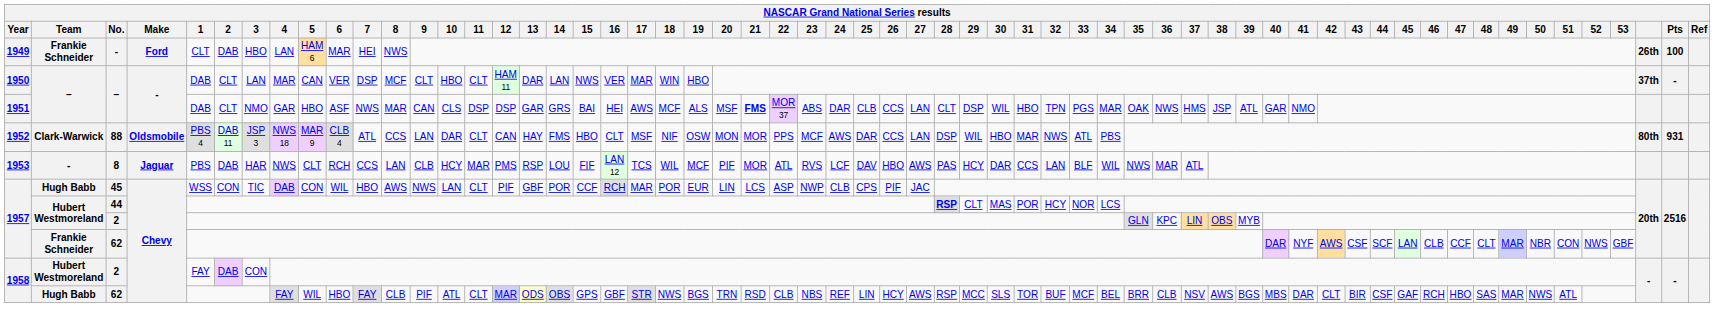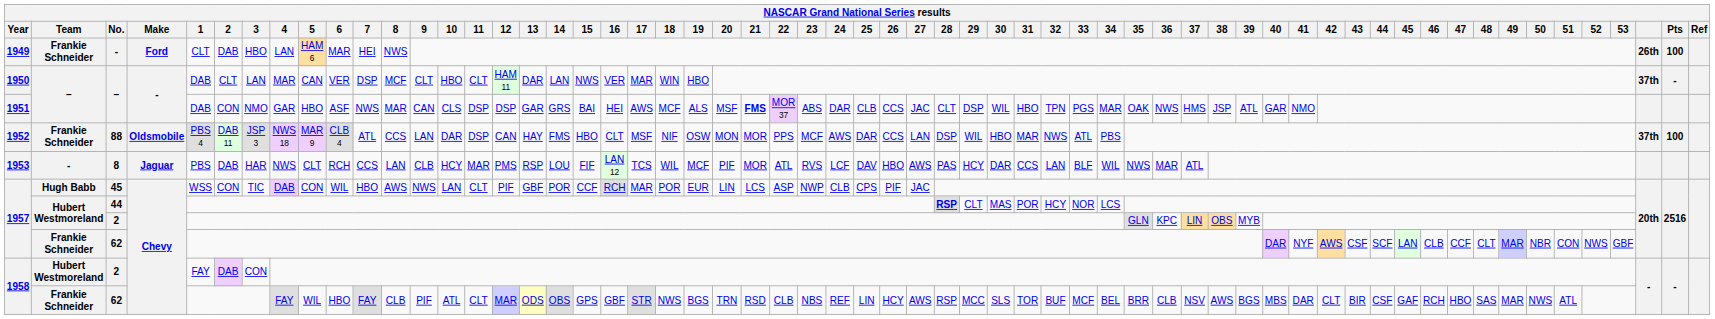(228, 109) CLT -> (228, 109) CON
(920, 109) LAN -> (920, 109) JAC
(69, 137) Clark-Warwick -> (69, 137) Frankie Schneider
(479, 137) CLT -> (479, 137) DSP
(1649, 137) 80th -> (1649, 137) 37th
(1675, 137) 931 -> (1675, 137) 100
(69, 294) Hugh Babb -> (69, 300) Frankie Schneider
